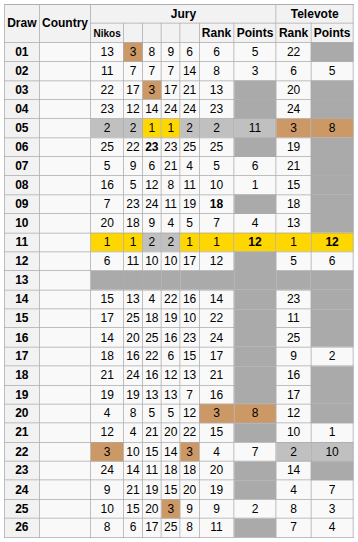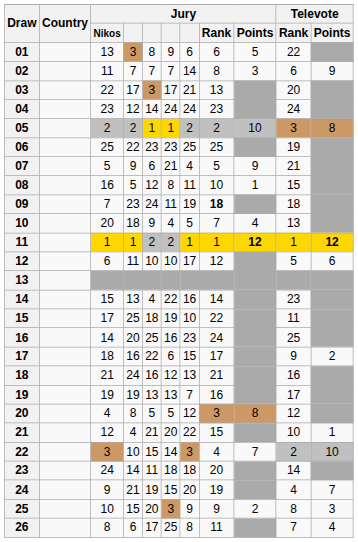(332, 71) 5 -> (332, 71) 9
(255, 128) 11 -> (255, 128) 10
(152, 147) bold -> (152, 147) normal
(255, 166) 6 -> (255, 166) 9
